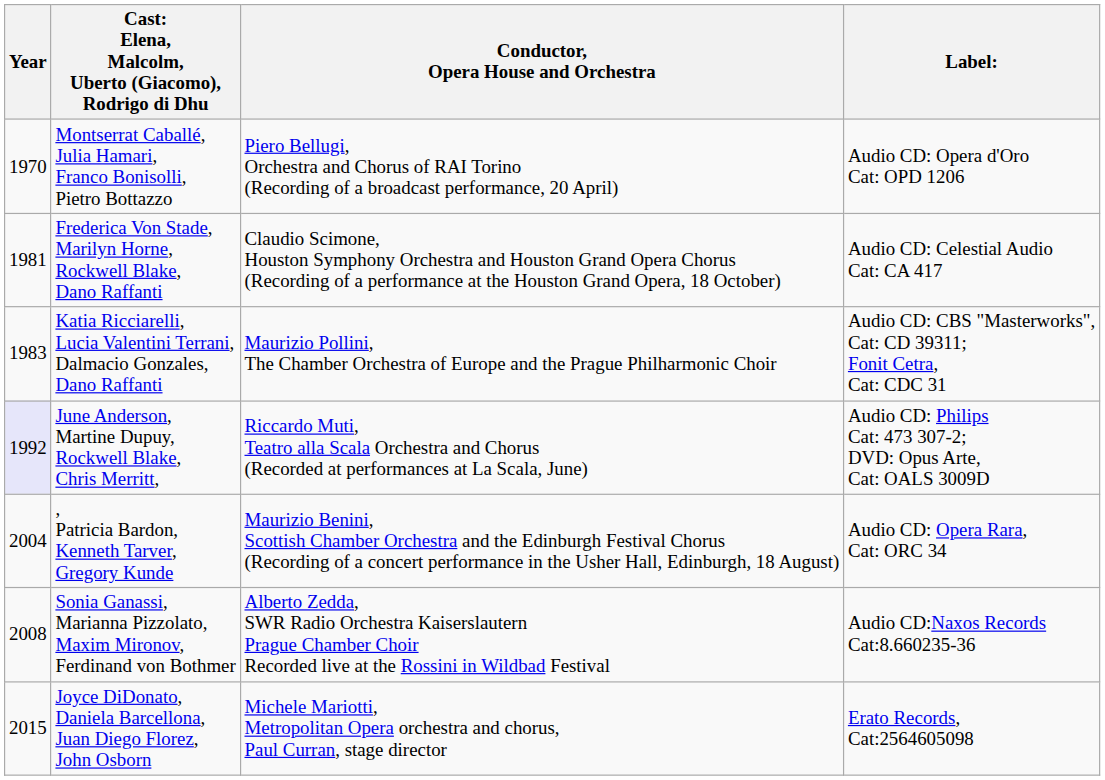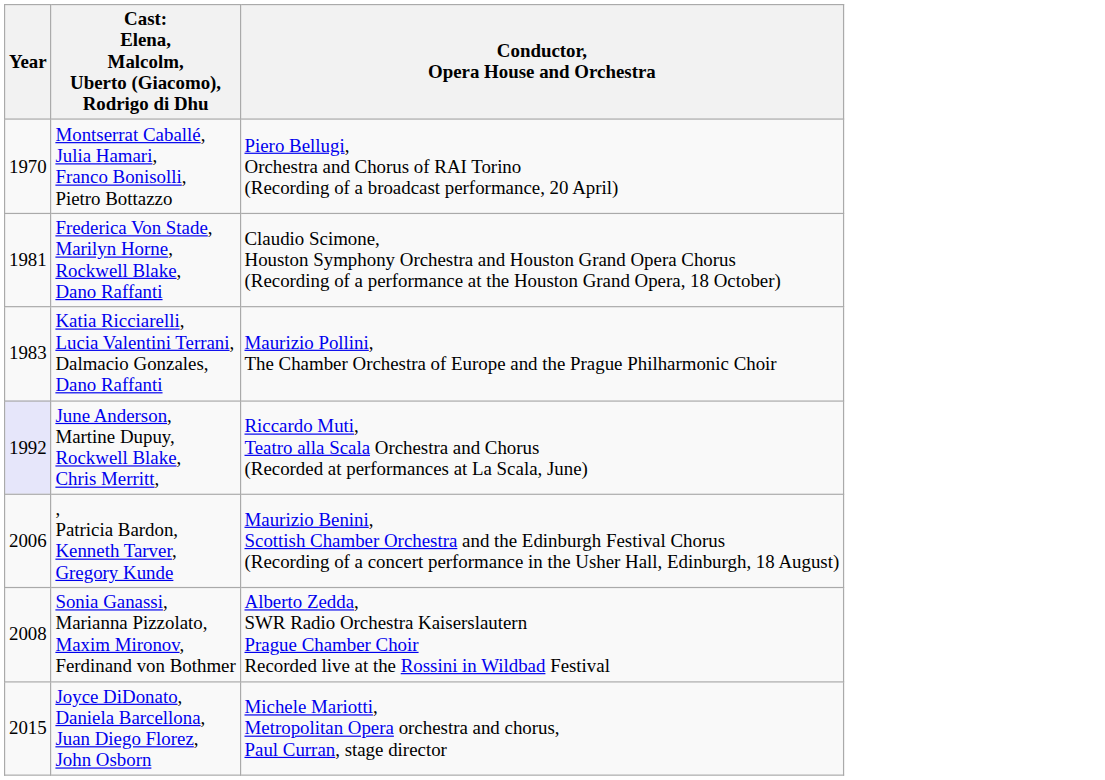- column: (972, 61)
(28, 540) 2004 -> (28, 540) 2006
